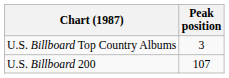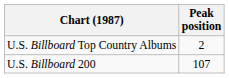(201, 45) 3 -> (201, 45) 2
